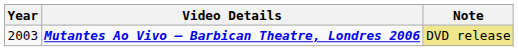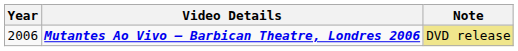(23, 36) 2003 -> (23, 36) 2006
